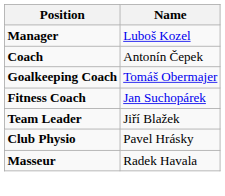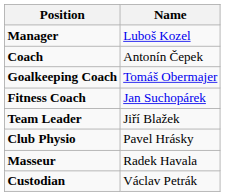+ row: (36, 181)
